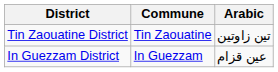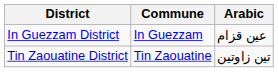rows swapped: (63, 56) <-> (68, 35)
